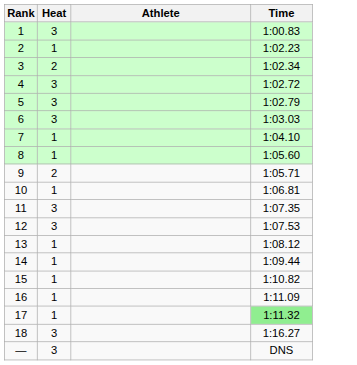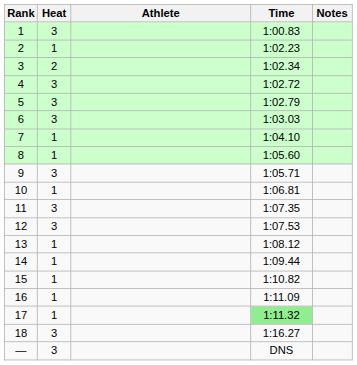+ column: (332, 13)
(54, 173) 2 -> (54, 173) 3
